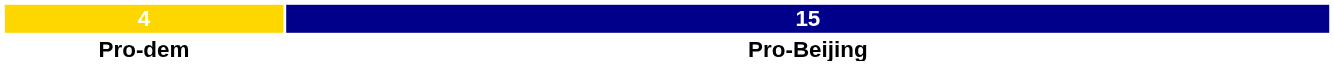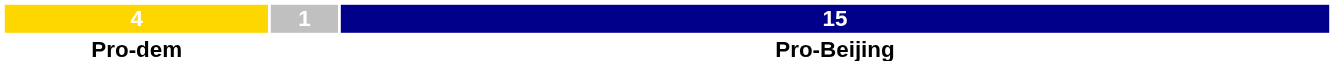+ column: (304, 18)
